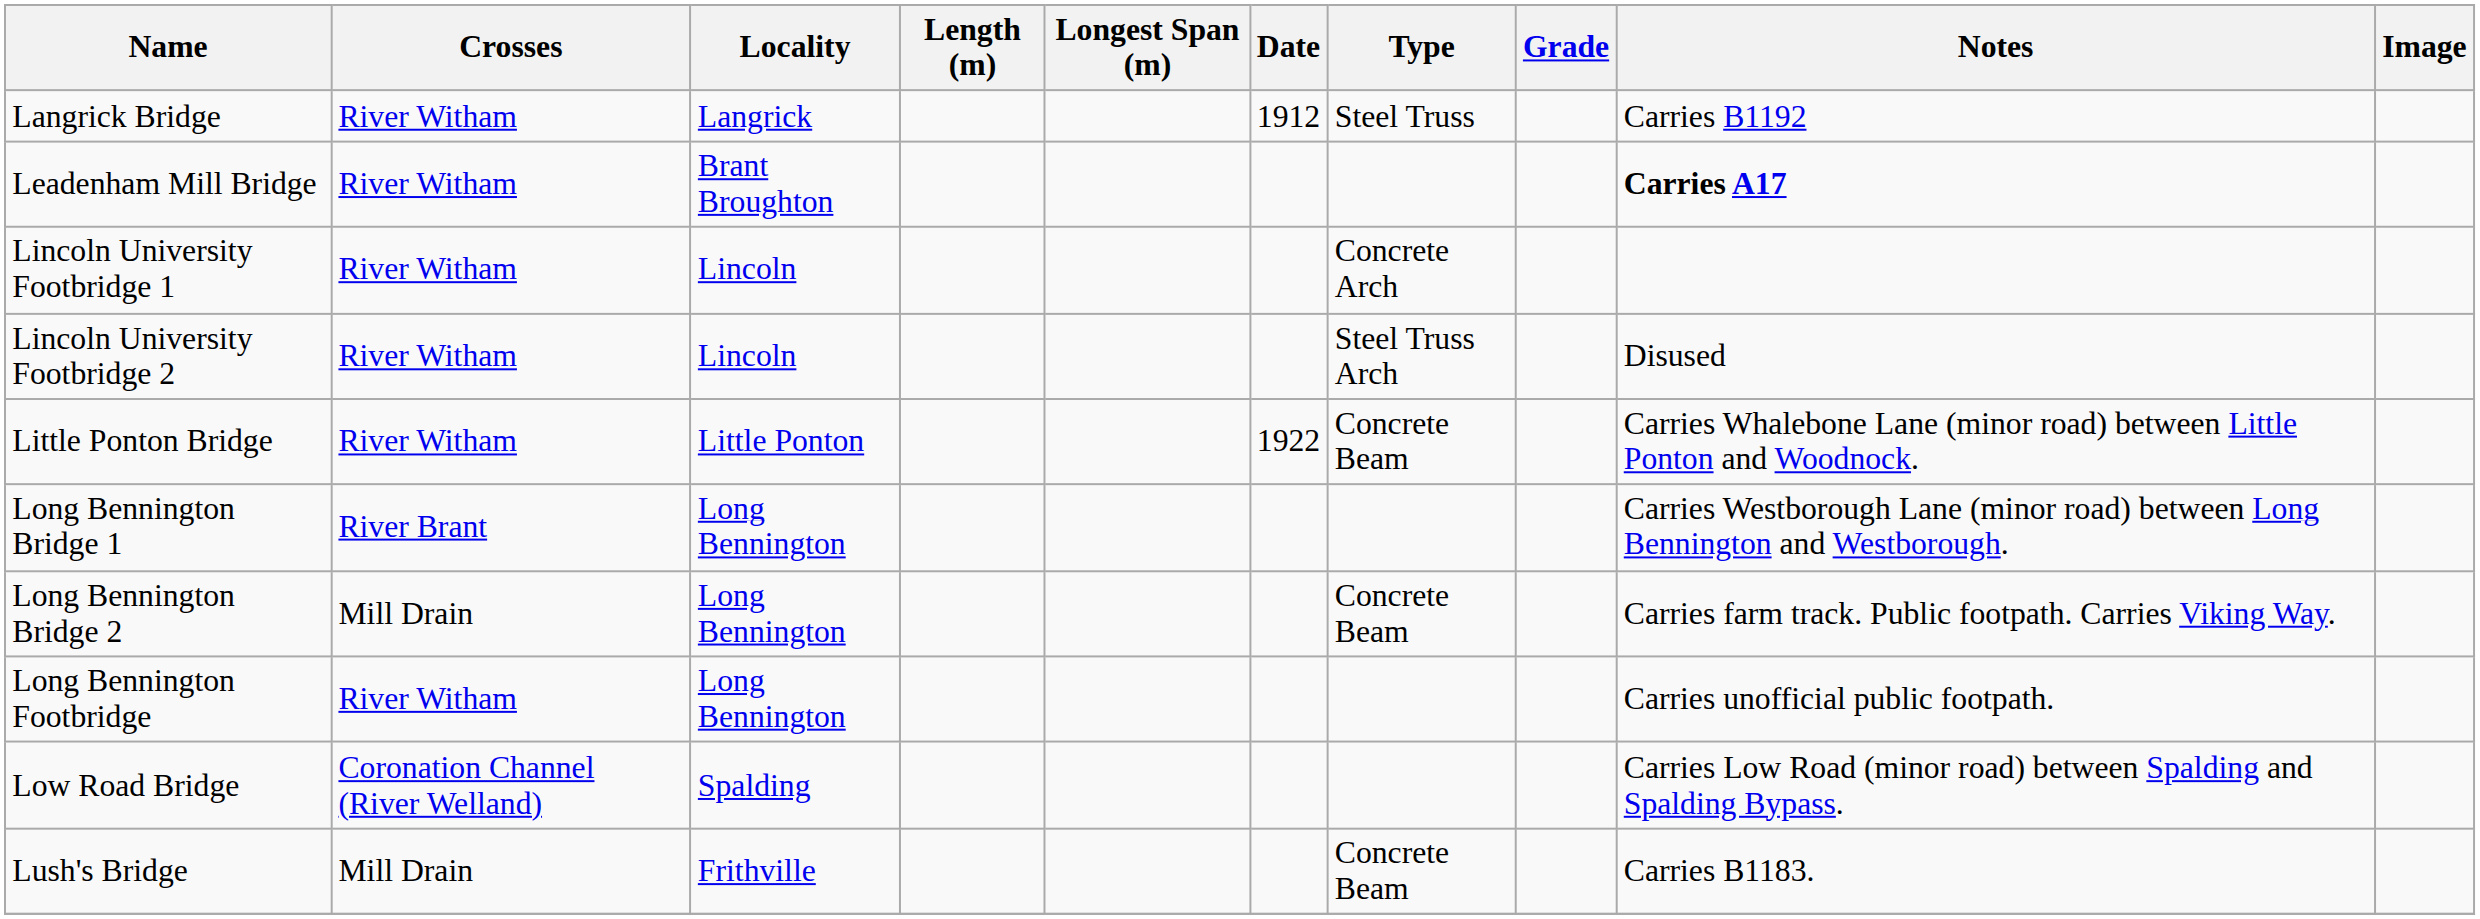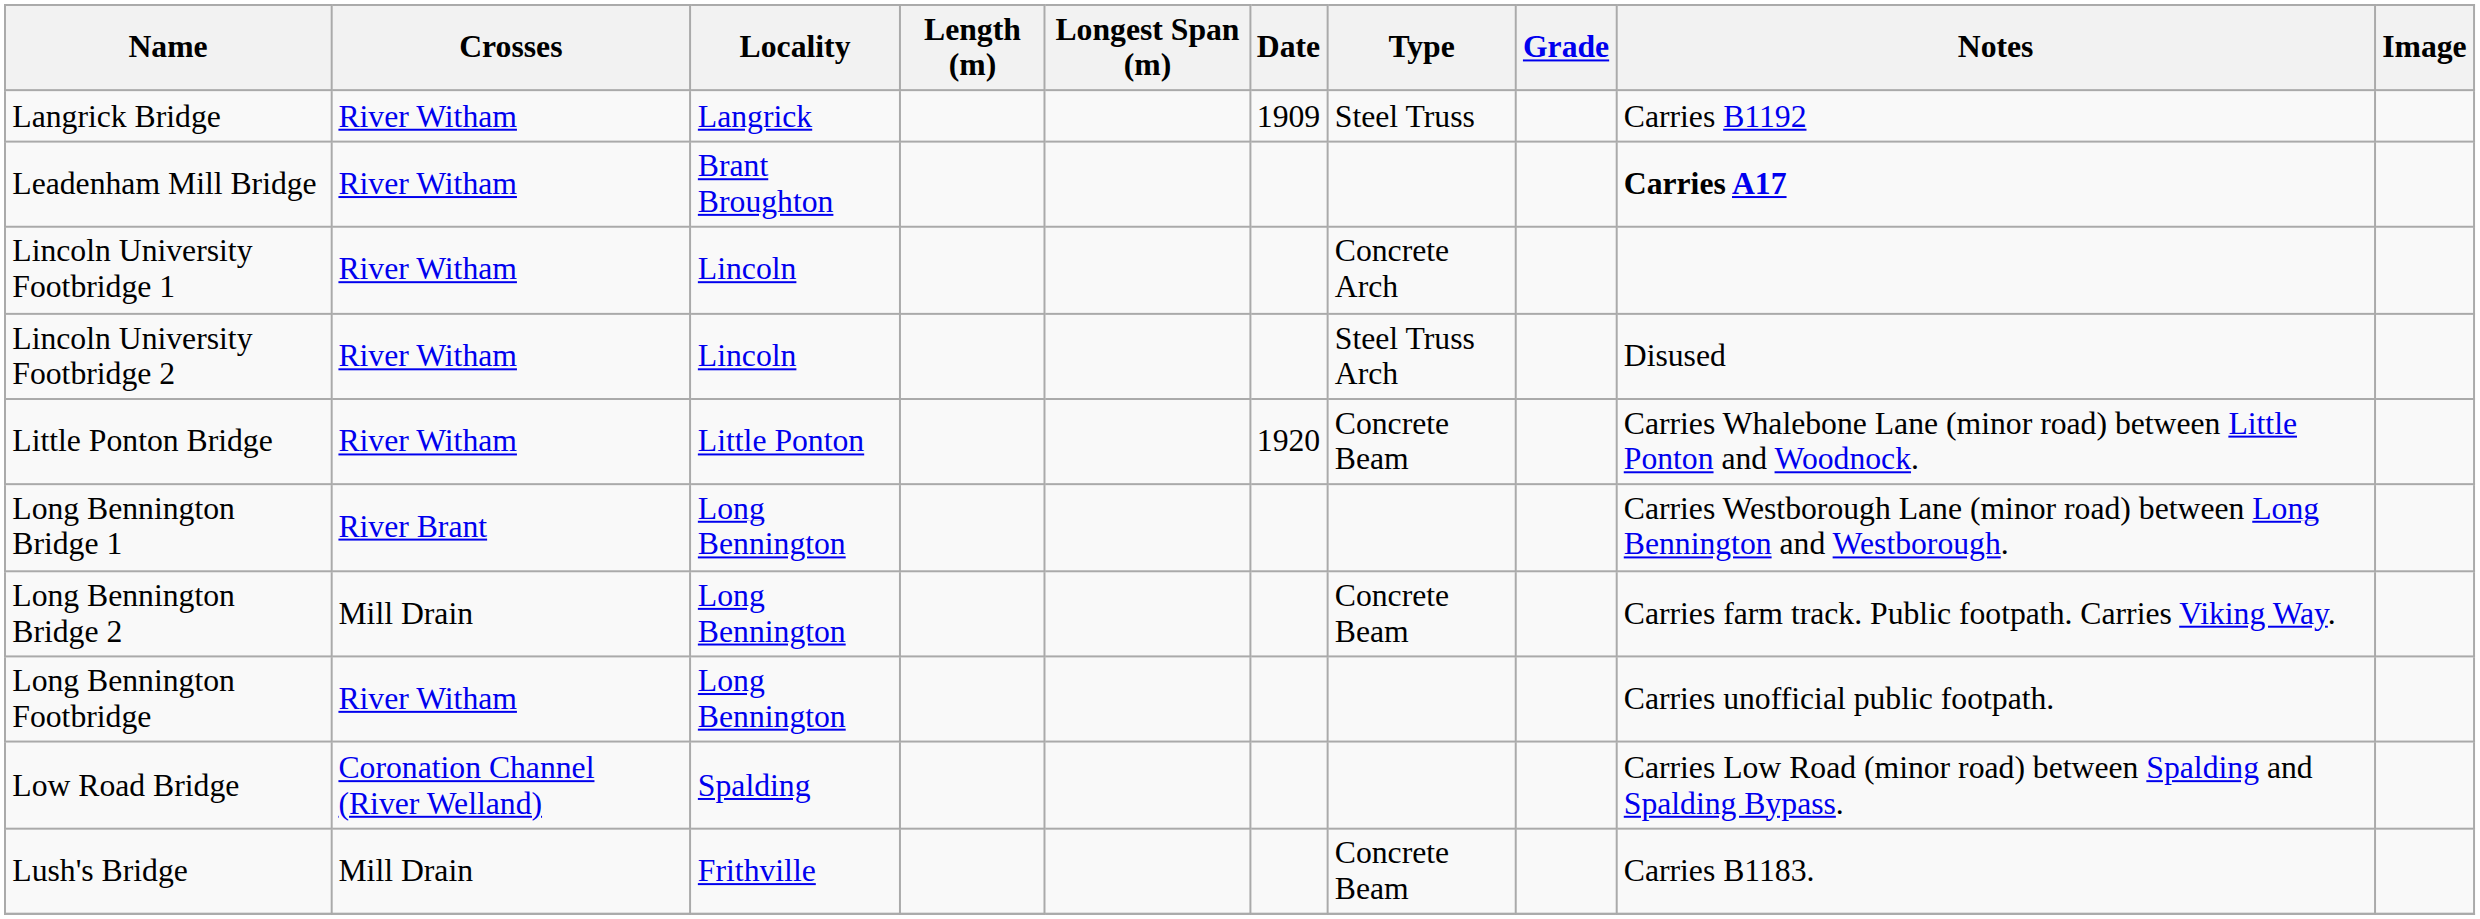(1289, 115) 1912 -> (1289, 115) 1909
(1289, 441) 1922 -> (1289, 441) 1920
